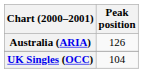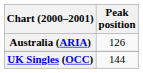(117, 59) 104 -> (117, 59) 144
